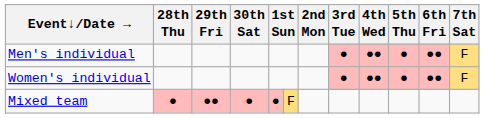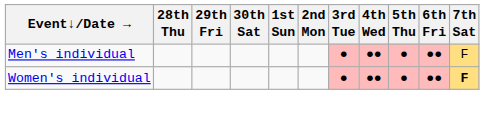(464, 78) normal -> (464, 78) bold
- row: (48, 101)
